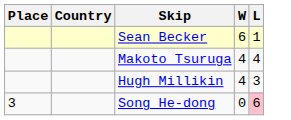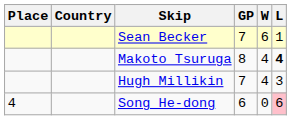+ column: (246, 16)
(257, 60) normal -> (279, 60) bold
(12, 104) 3 -> (12, 104) 4
